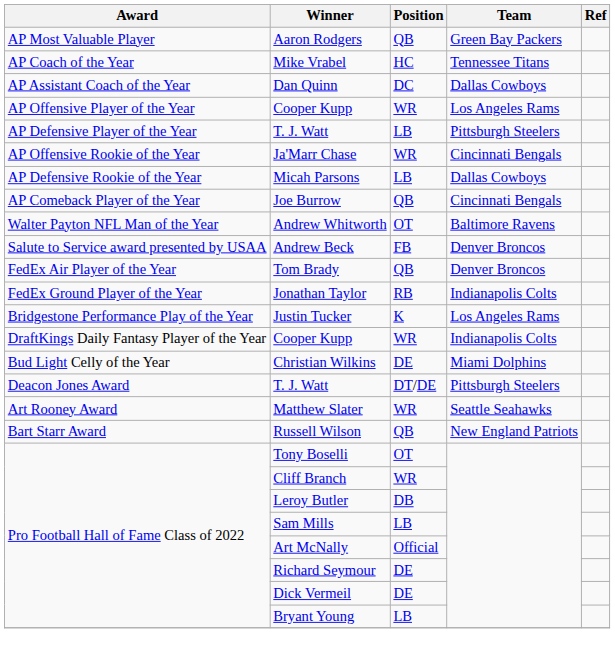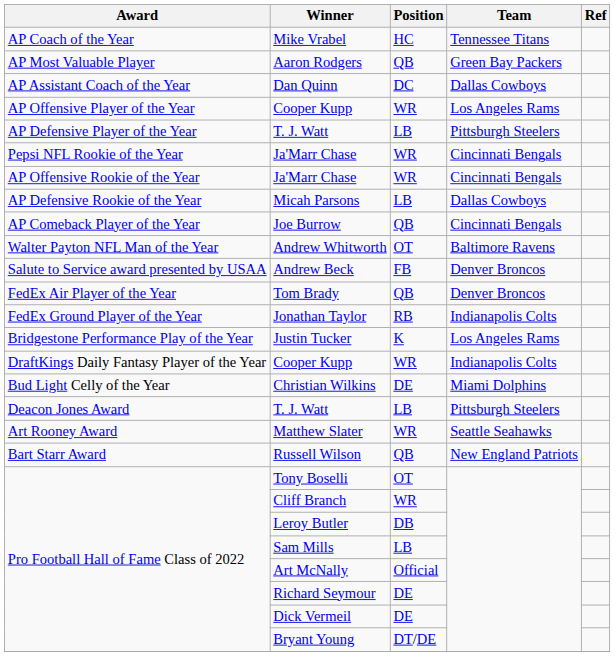rows swapped: (81, 39) <-> (71, 62)
+ row: (95, 154)
(415, 385) DT/DE -> (403, 408) LB
(403, 616) LB -> (415, 639) DT/DE
